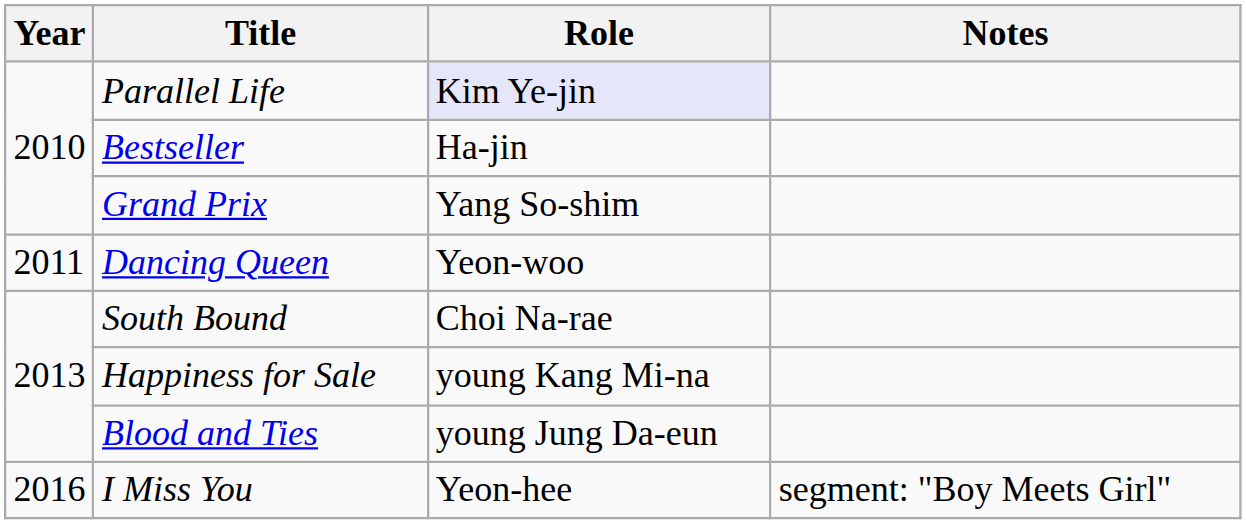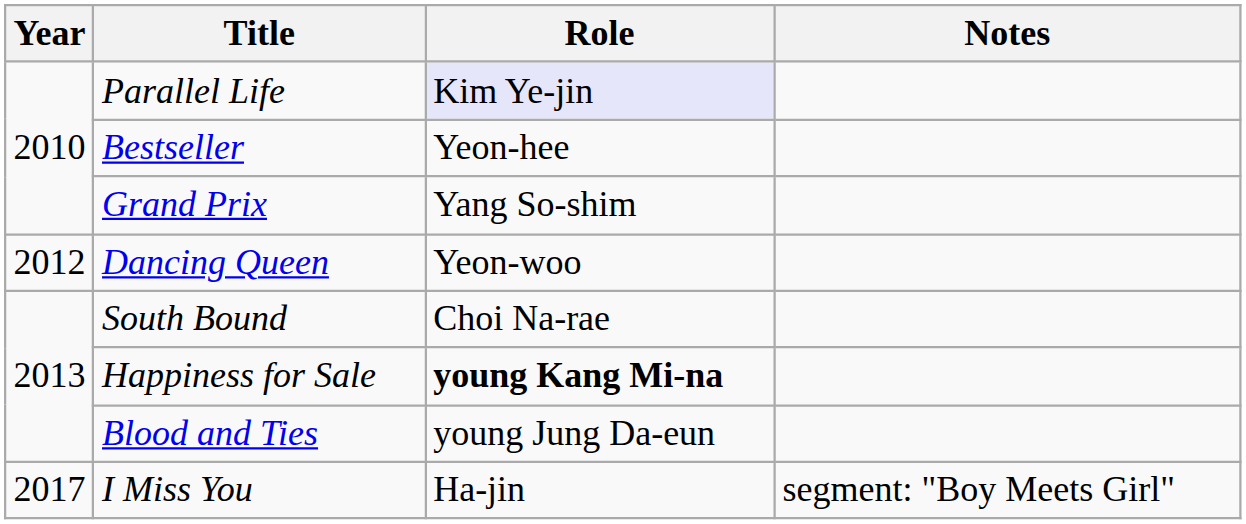(482, 147) Ha-jin -> (501, 147) Yeon-hee
(49, 261) 2011 -> (49, 261) 2012
(573, 375) normal -> (578, 375) bold
(49, 489) 2016 -> (49, 489) 2017
(504, 489) Yeon-hee -> (479, 489) Ha-jin
